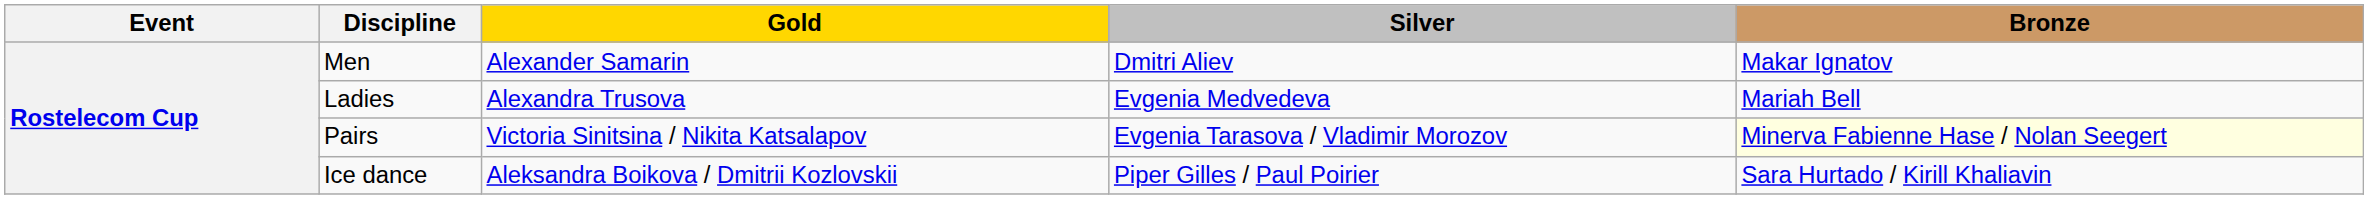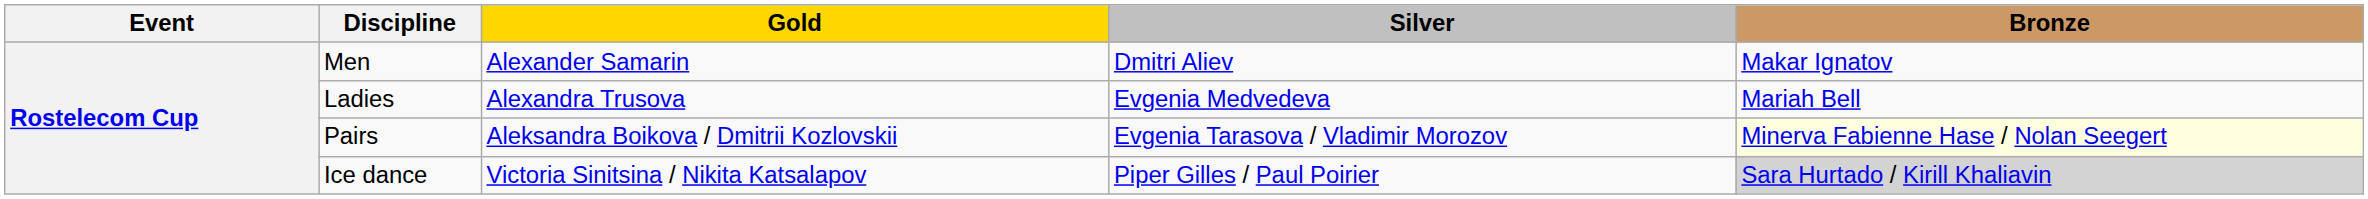(676, 136) Victoria Sinitsina / Nikita Katsalapov -> (692, 136) Aleksandra Boikova / Dmitrii Kozlovskii
(692, 174) Aleksandra Boikova / Dmitrii Kozlovskii -> (676, 174) Victoria Sinitsina / Nikita Katsalapov
(1896, 174) no background -> (1896, 174) lightgrey background
